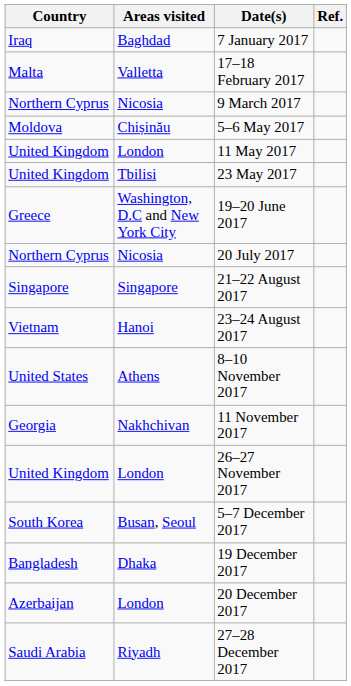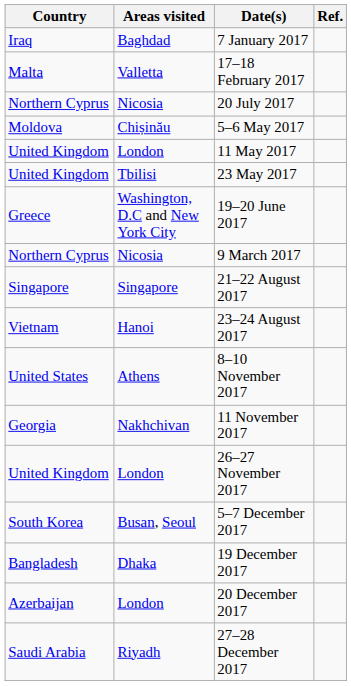rows swapped: (259, 103) <-> (256, 255)
